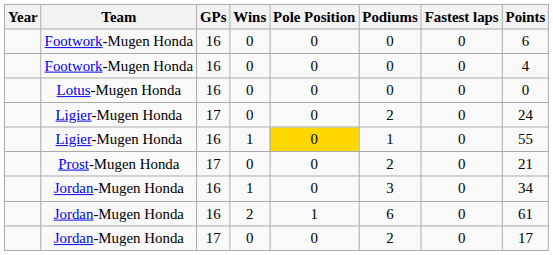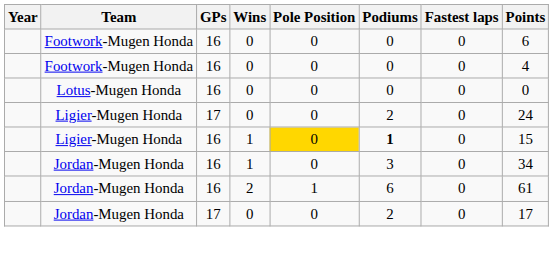(390, 139) normal -> (390, 139) bold
(525, 139) 55 -> (525, 139) 15
- row: (119, 164)
